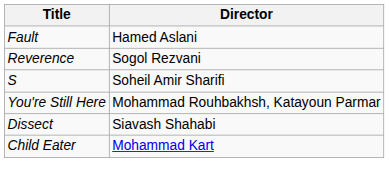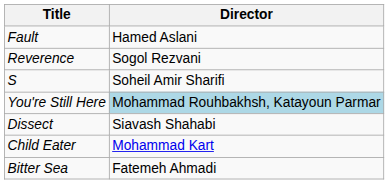(246, 102) no background -> (246, 102) lightblue background
+ row: (38, 168)
